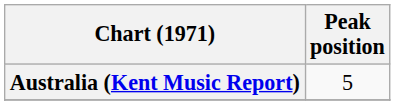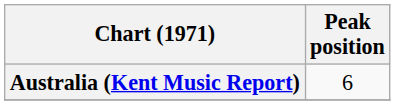(347, 81) 5 -> (347, 81) 6
